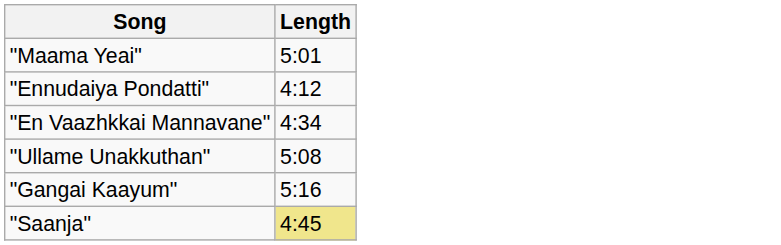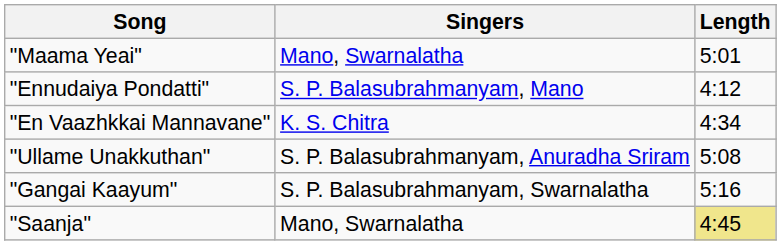+ column: (485, 22)
